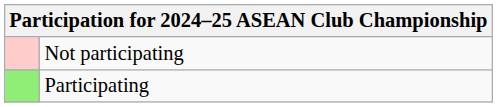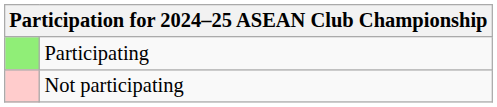rows swapped: (97, 85) <-> (114, 53)
